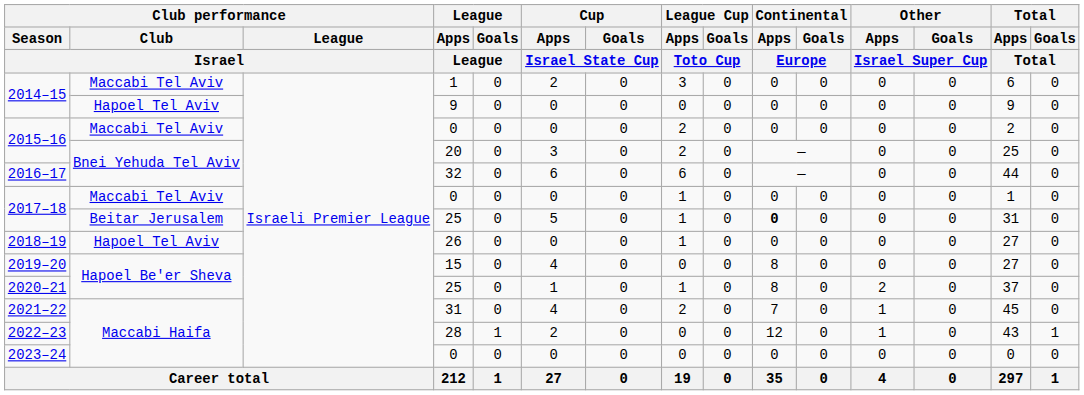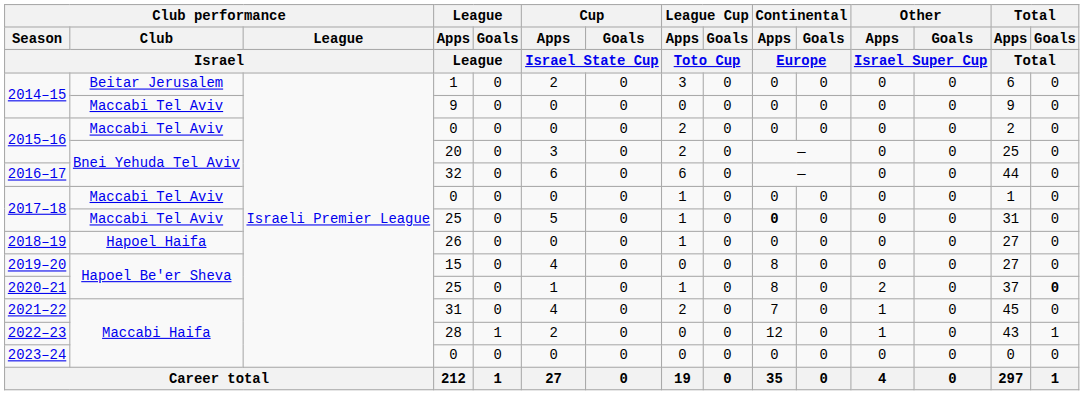(156, 84) Maccabi Tel Aviv -> (156, 84) Beitar Jerusalem
(156, 107) Hapoel Tel Aviv -> (156, 107) Maccabi Tel Aviv
(156, 220) Beitar Jerusalem -> (156, 220) Maccabi Tel Aviv
(156, 243) Hapoel Tel Aviv -> (156, 243) Hapoel Haifa
(1055, 288) normal -> (1055, 288) bold
